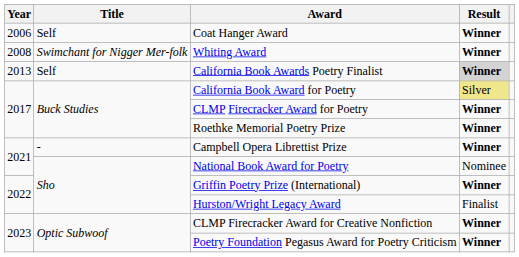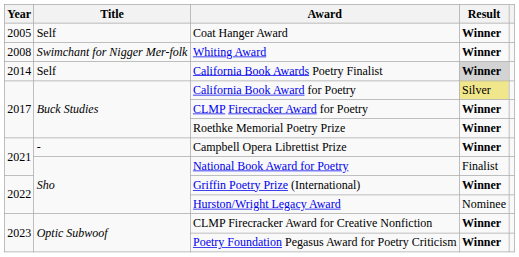(19, 33) 2006 -> (19, 33) 2005
(19, 71) 2013 -> (19, 71) 2014
(484, 166) Nominee -> (480, 166) Finalist
(480, 204) Finalist -> (484, 204) Nominee
